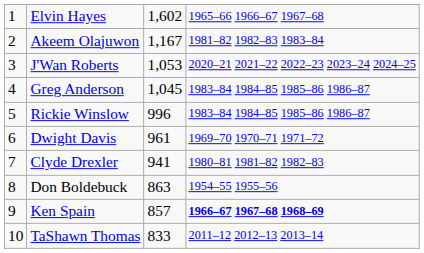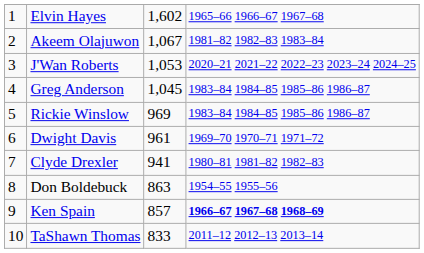(165, 41) 1,167 -> (165, 41) 1,067
(159, 114) 996 -> (159, 114) 969
